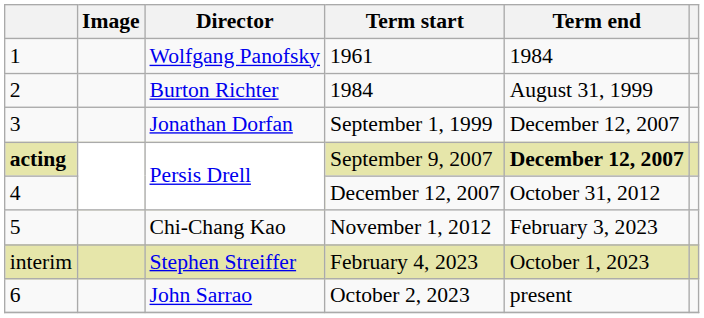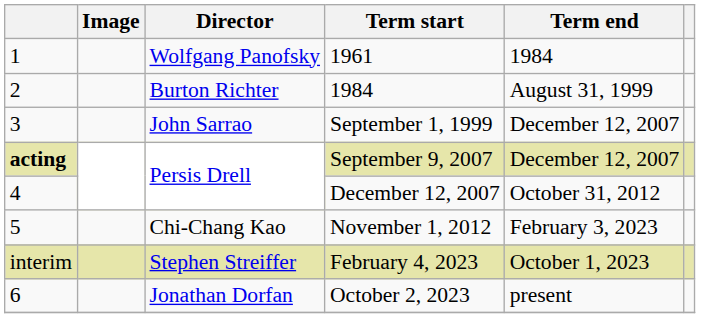(221, 124) Jonathan Dorfan -> (201, 124) John Sarrao
(597, 158) bold -> (595, 158) normal
(201, 295) John Sarrao -> (221, 295) Jonathan Dorfan
